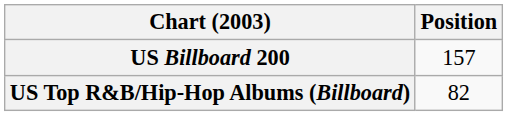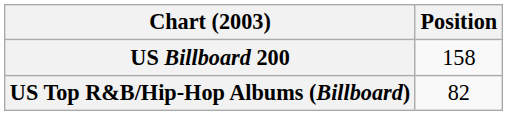(459, 57) 157 -> (459, 57) 158
